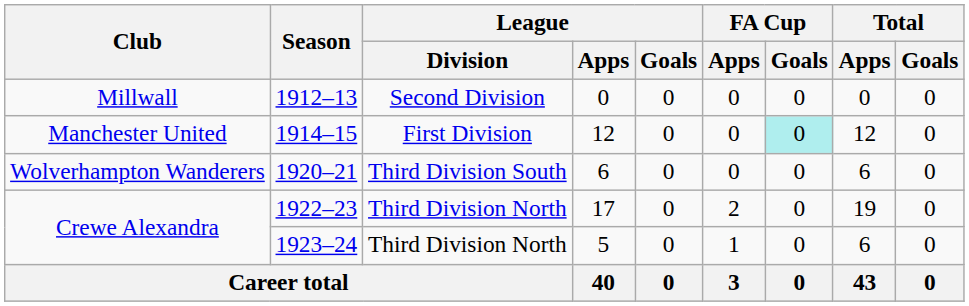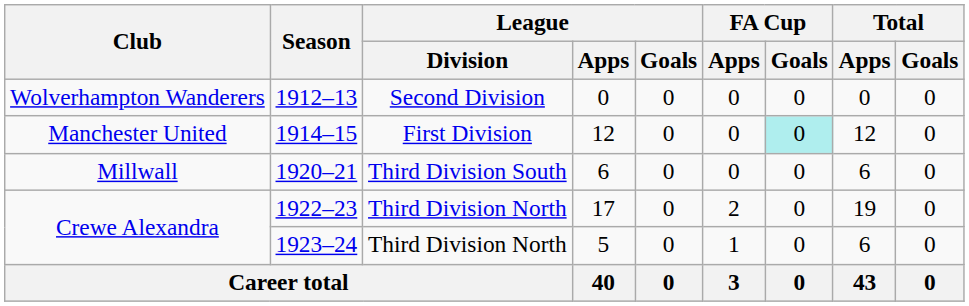(137, 97) Millwall -> (137, 97) Wolverhampton Wanderers
(137, 171) Wolverhampton Wanderers -> (137, 171) Millwall
